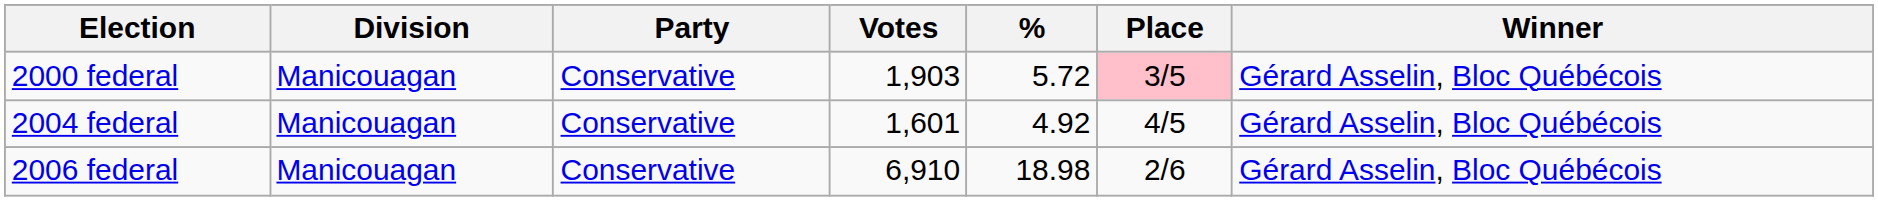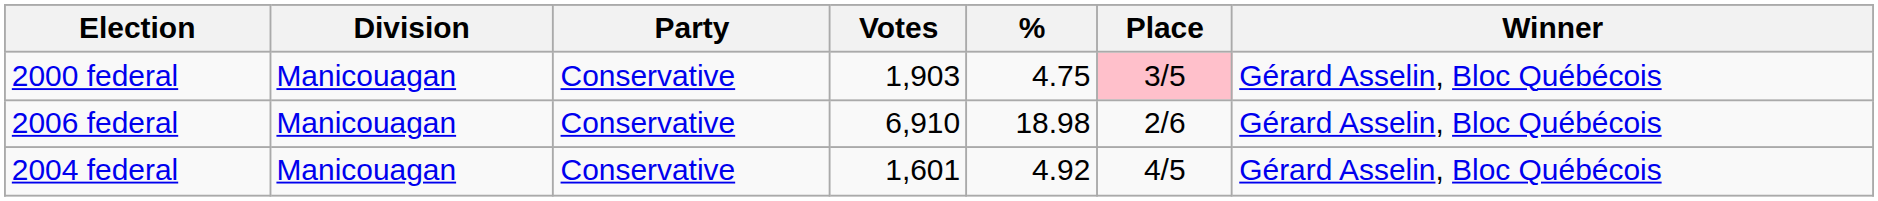(1061, 75) 5.72 -> (1061, 75) 4.75
rows swapped: (95, 123) <-> (95, 170)
